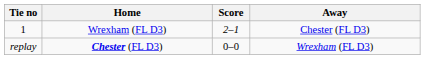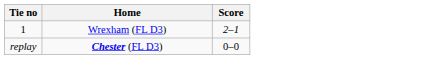- column: (335, 12)
